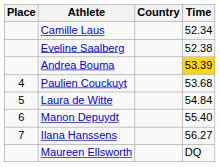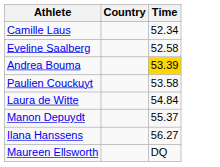- column: (21, 13)
(199, 48) 52.38 -> (165, 48) 52.58
(199, 83) 53.68 -> (165, 83) 53.58
(199, 118) 55.40 -> (165, 118) 55.37
